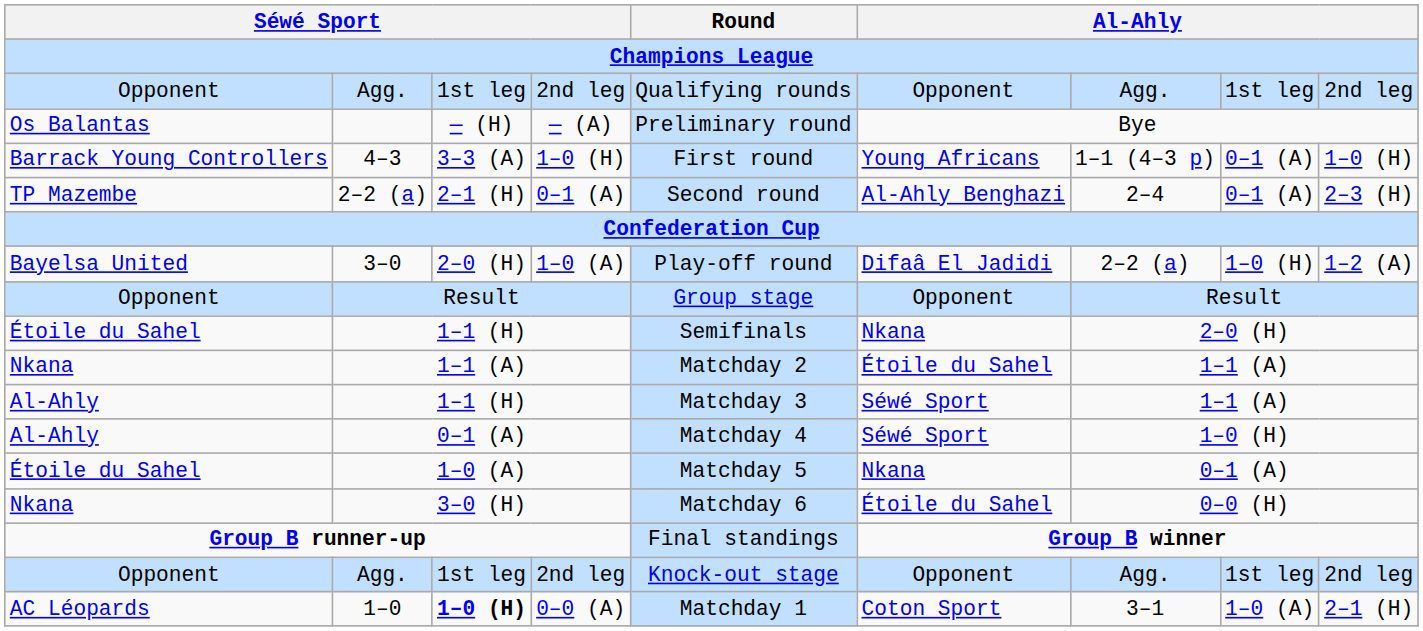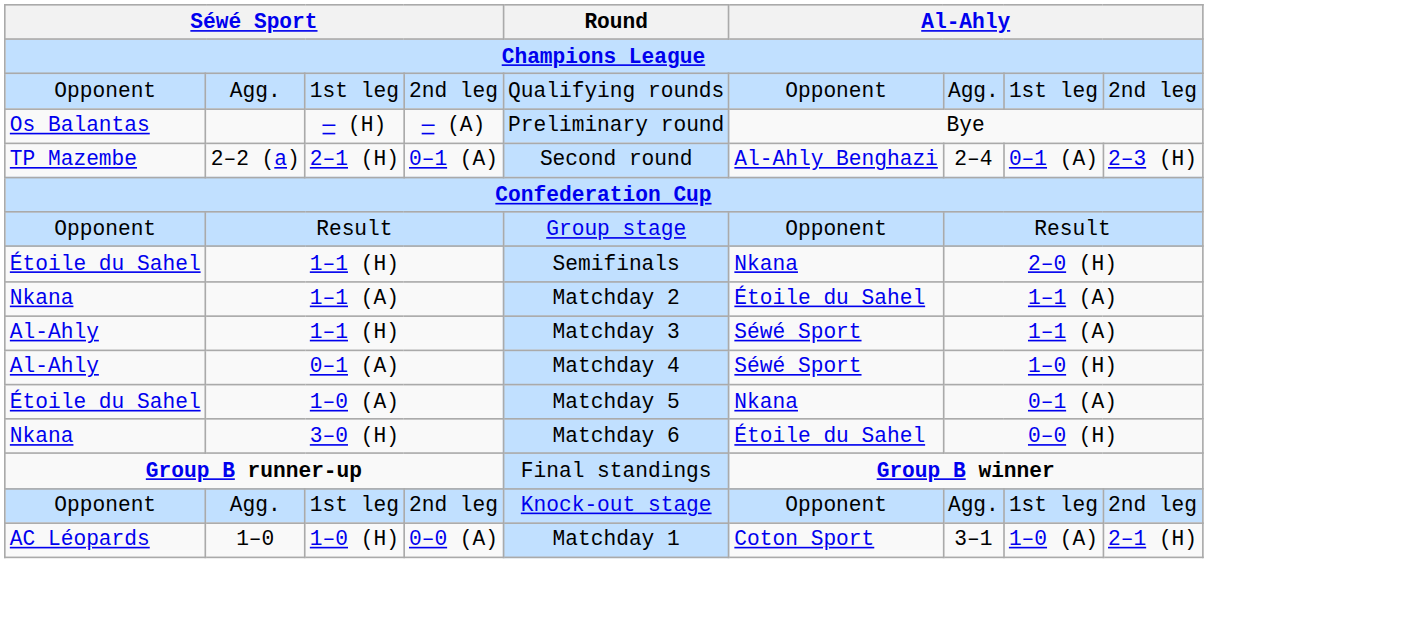- row: (169, 160)
- row: (99, 264)
(482, 609) bold -> (354, 540) normal
